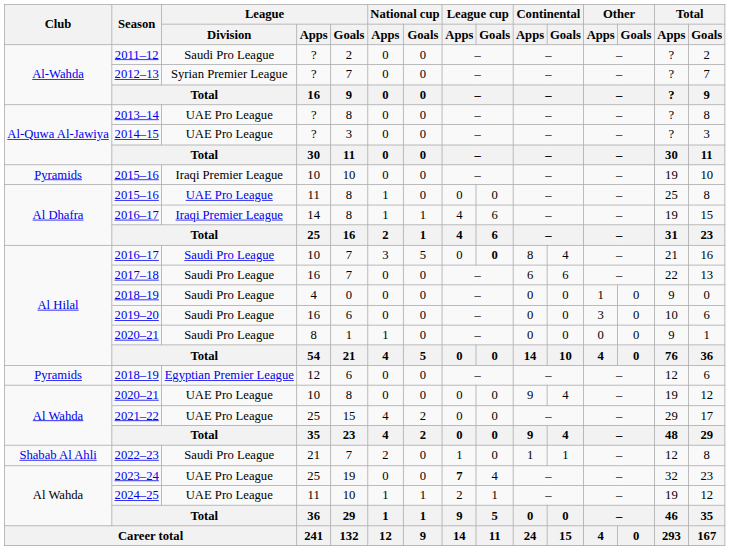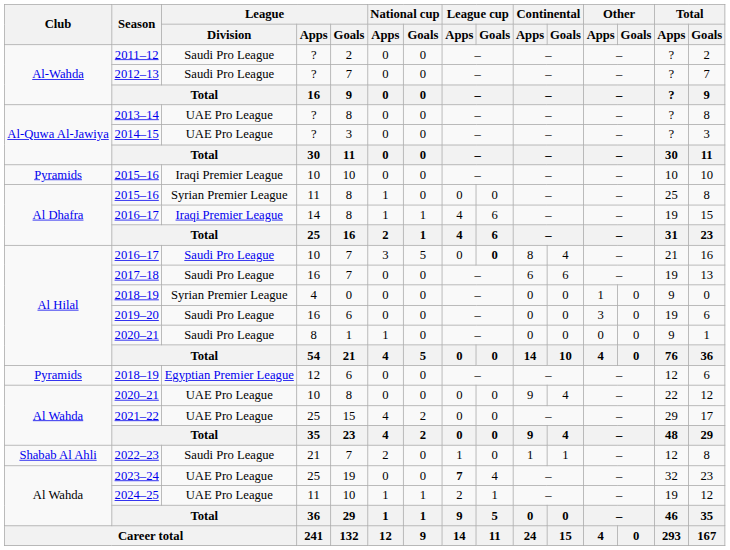(229, 74) Syrian Premier League -> (229, 74) Saudi Pro League
(671, 174) 19 -> (671, 174) 10
(229, 194) UAE Pro League -> (229, 194) Syrian Premier League
(671, 275) 22 -> (671, 275) 19
(229, 295) Saudi Pro League -> (229, 295) Syrian Premier League
(671, 315) 10 -> (671, 315) 19
(671, 395) 19 -> (671, 395) 22
